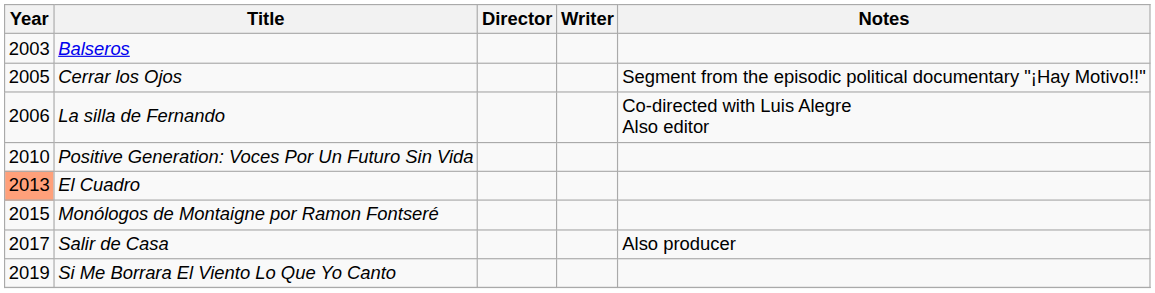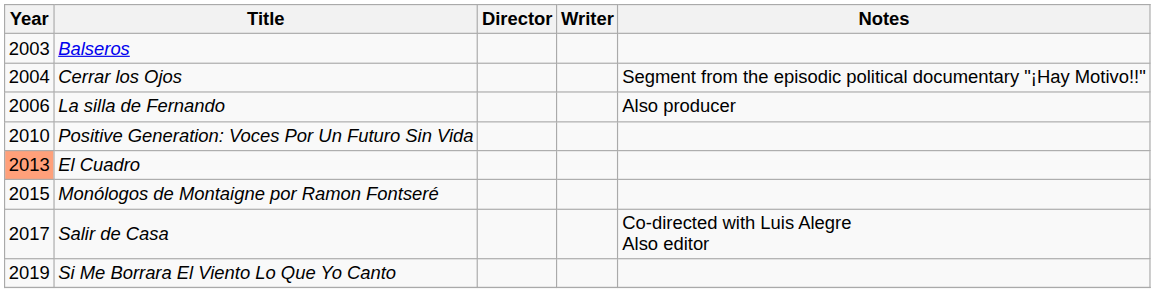(29, 77) 2005 -> (29, 77) 2004
(737, 116) Co-directed with Luis Alegre Also editor -> (679, 106) Also producer
(679, 244) Also producer -> (737, 233) Co-directed with Luis Alegre Also editor
